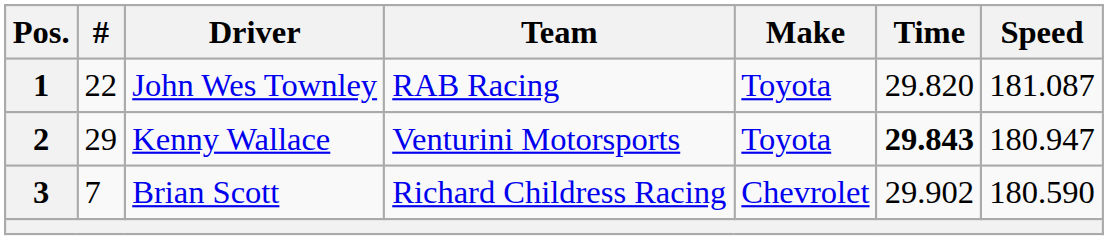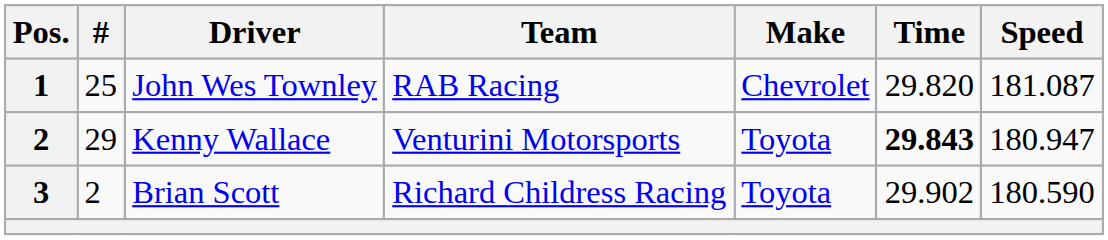(101, 85) 22 -> (101, 85) 25
(786, 85) Toyota -> (805, 85) Chevrolet
(93, 192) 7 -> (93, 192) 2
(805, 192) Chevrolet -> (786, 192) Toyota
